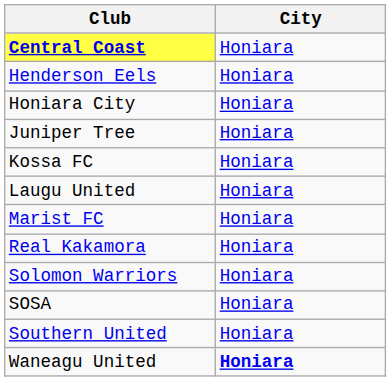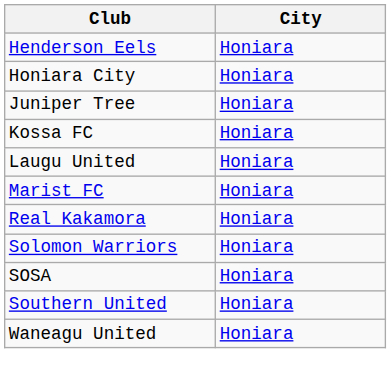- row: (77, 48)
(257, 362) bold -> (257, 334) normal
